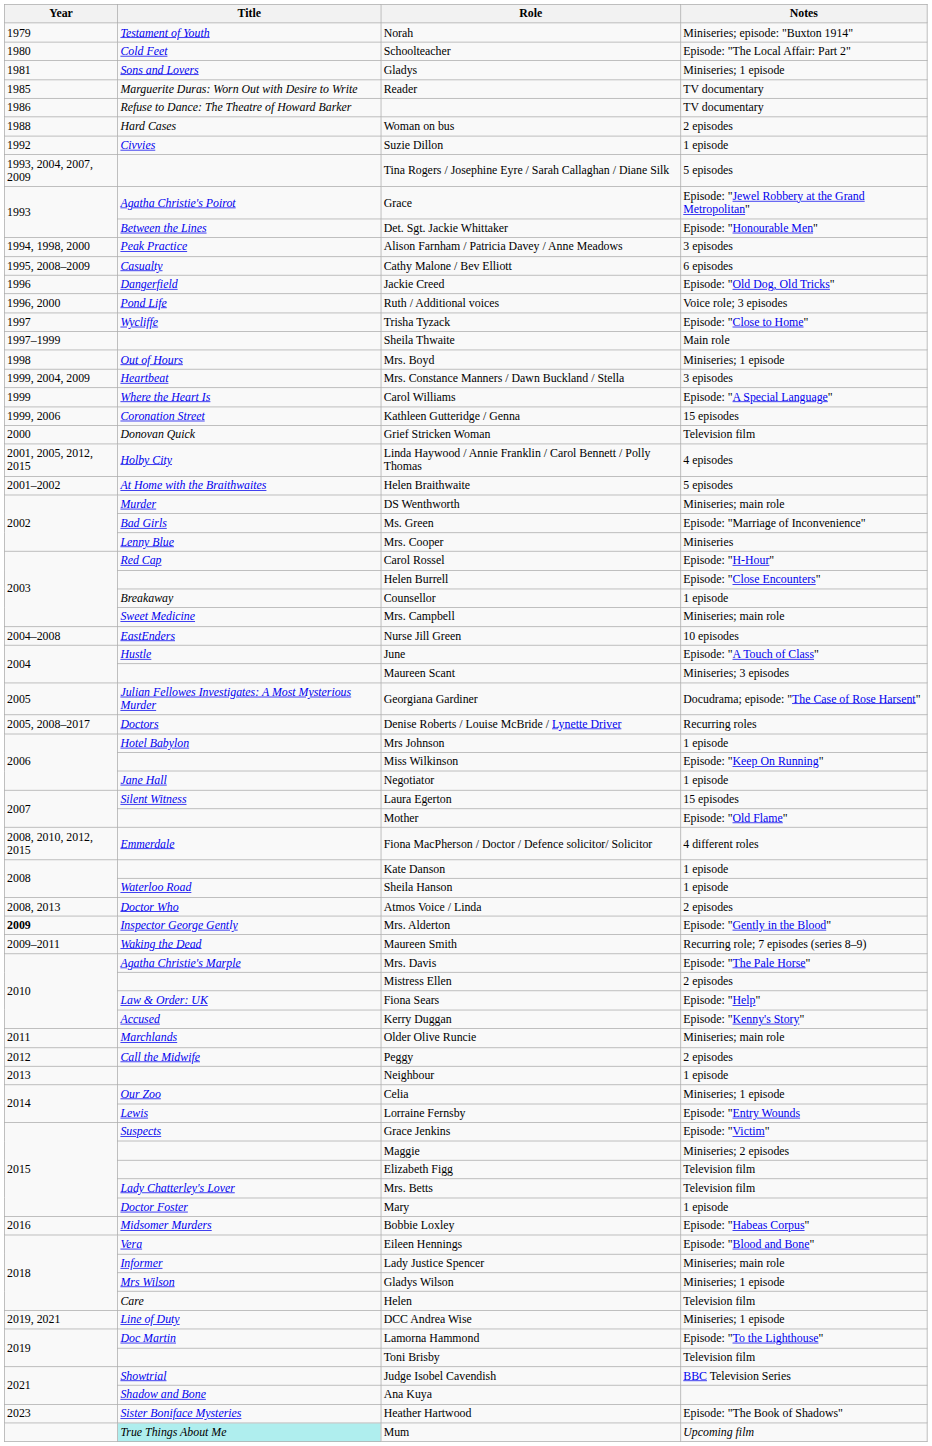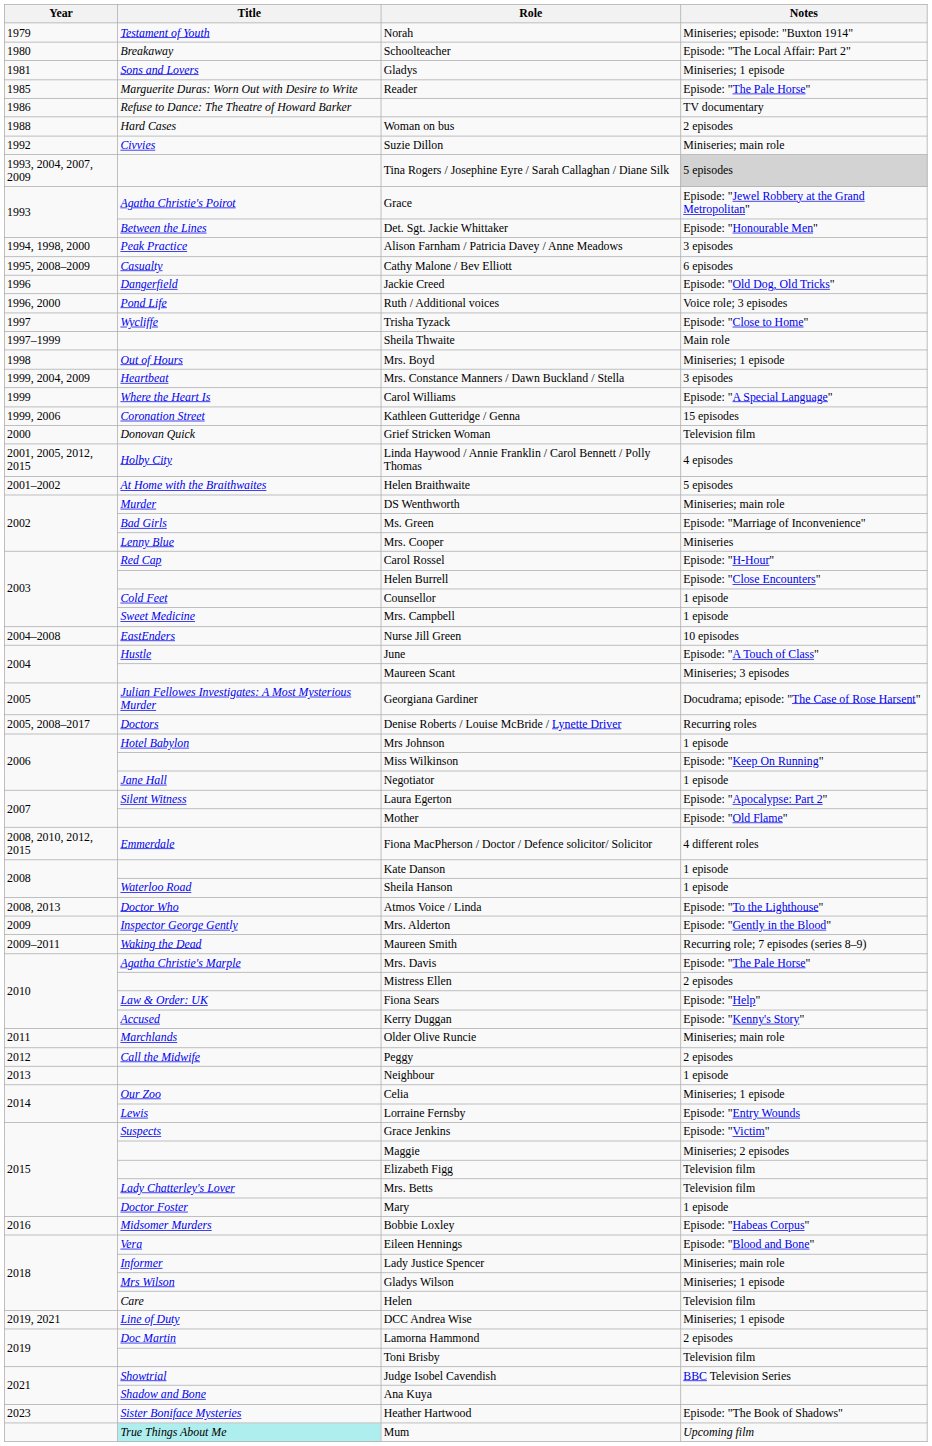(144, 51) Cold Feet -> (147, 51) Breakaway
(723, 88) TV documentary -> (747, 88) Episode: "The Pale Horse"
(706, 145) 1 episode -> (734, 145) Miniseries; main role
(708, 170) no background -> (708, 170) lightgrey background
(147, 598) Breakaway -> (144, 598) Cold Feet
(734, 617) Miniseries; main role -> (706, 617) 1 episode
(711, 799) 15 episodes -> (755, 799) Episode: "Apocalypse: Part 2"
(708, 906) 2 episodes -> (753, 906) Episode: "To the Lighthouse"
(19, 925) bold -> (19, 925) normal
(753, 1338) Episode: "To the Lighthouse" -> (708, 1338) 2 episodes
